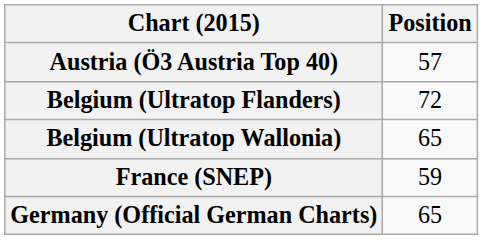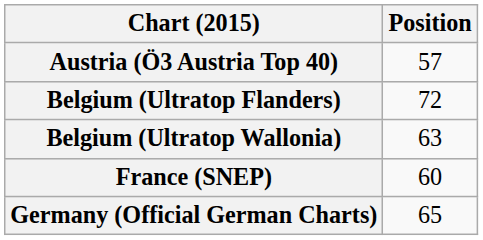(430, 138) 65 -> (430, 138) 63
(430, 176) 59 -> (430, 176) 60
